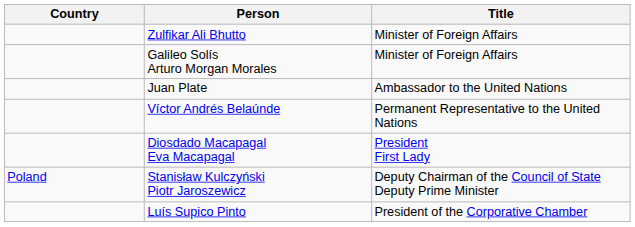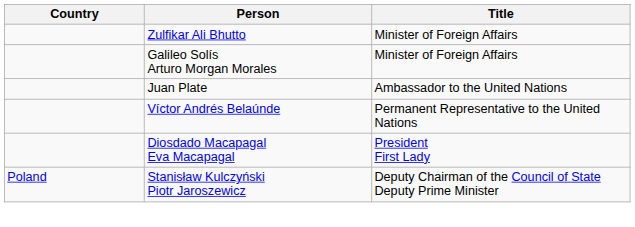- row: (197, 211)
